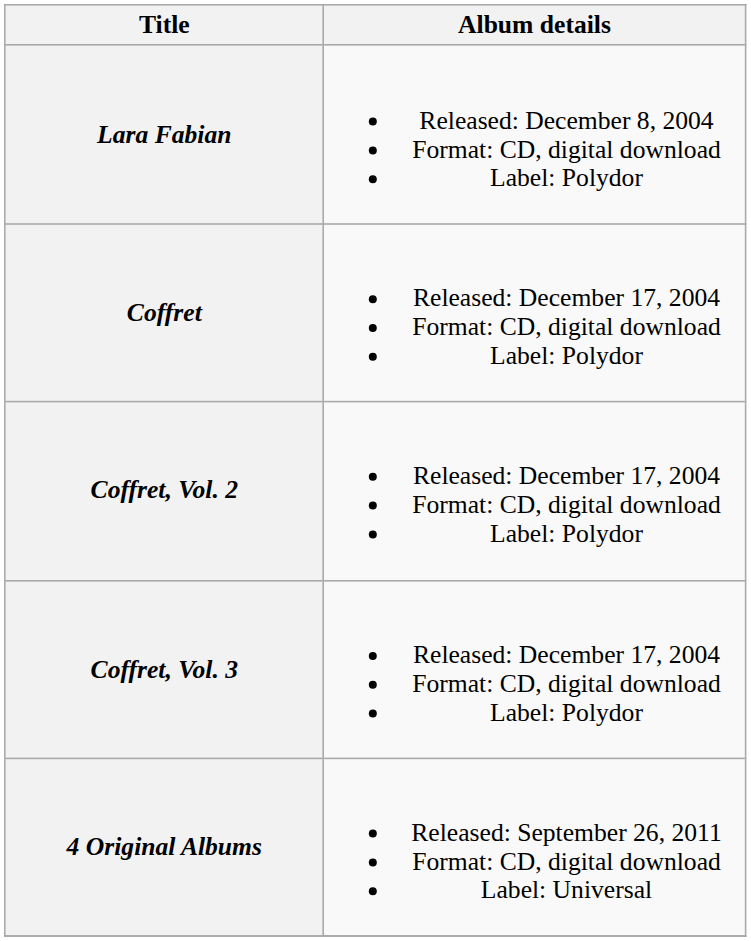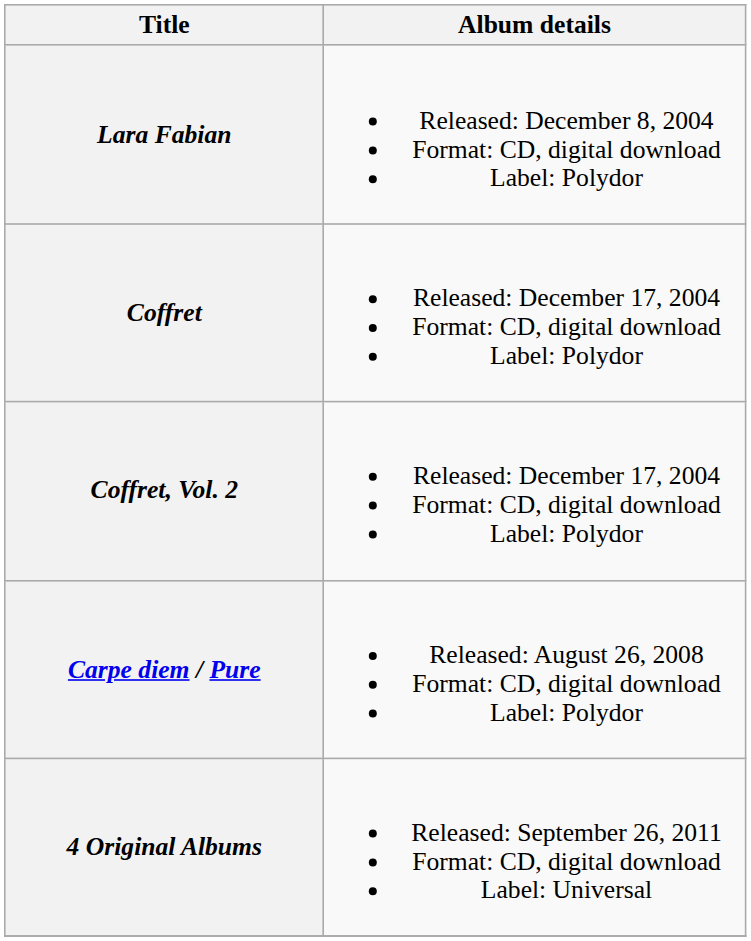- row: (164, 668)
+ row: (164, 668)
